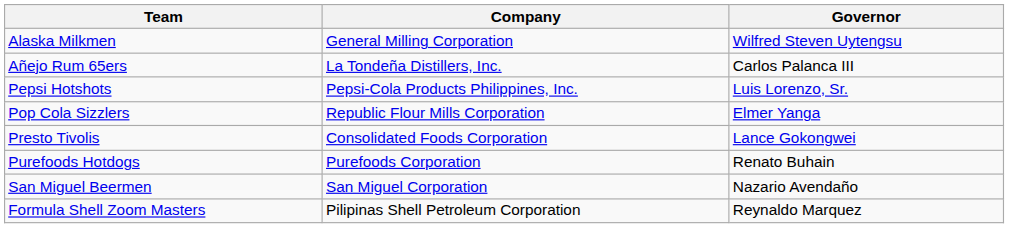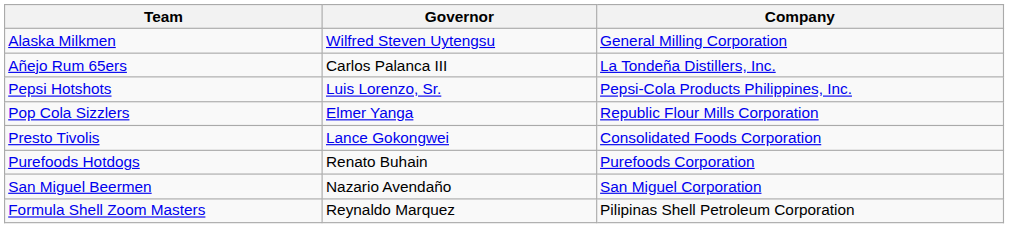columns swapped: (526, 16) <-> (866, 16)
